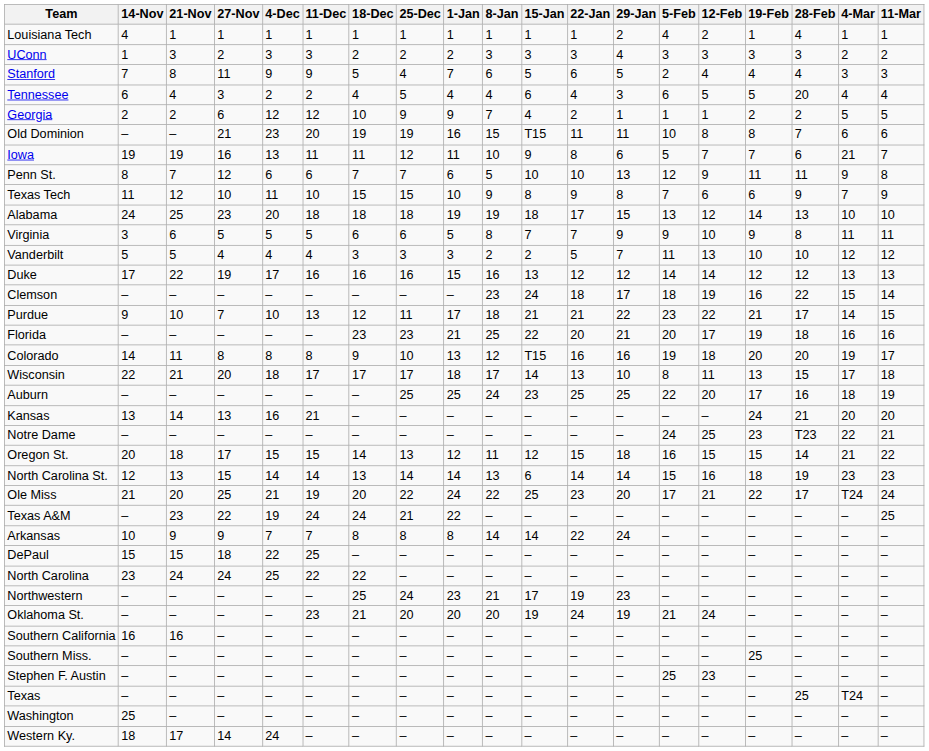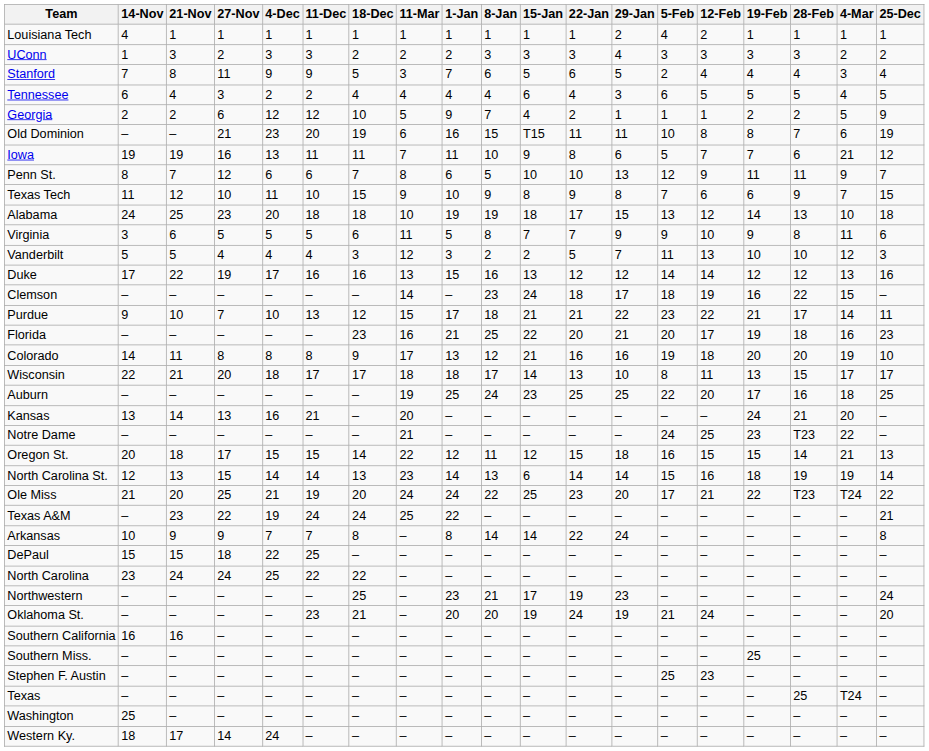columns swapped: (420, 14) <-> (901, 14)
(798, 34) 4 -> (797, 34) 1
(802, 94) 20 -> (797, 94) 5
(535, 355) T15 -> (530, 355) 21
(848, 475) 23 -> (847, 475) 19
(802, 495) 17 -> (804, 495) T23
